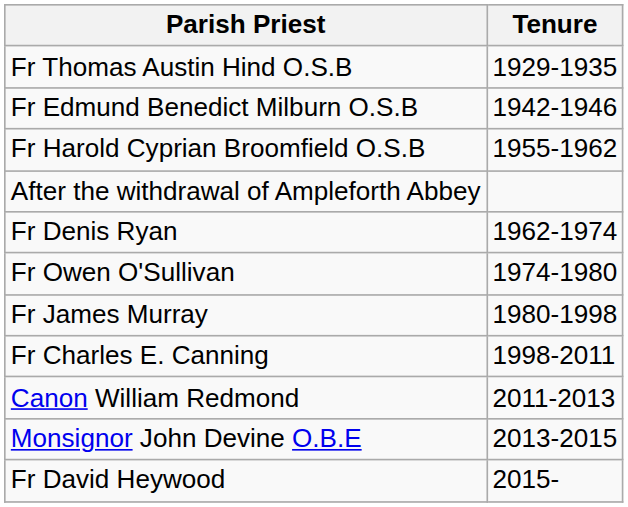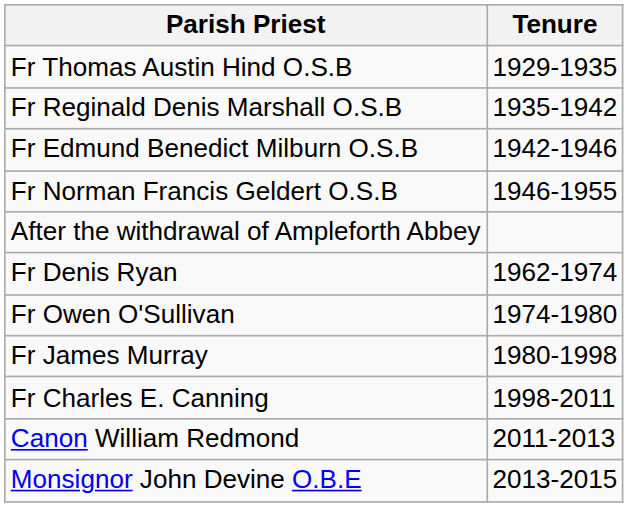+ row: (207, 107)
+ row: (204, 190)
- row: (218, 149)
- row: (118, 480)
